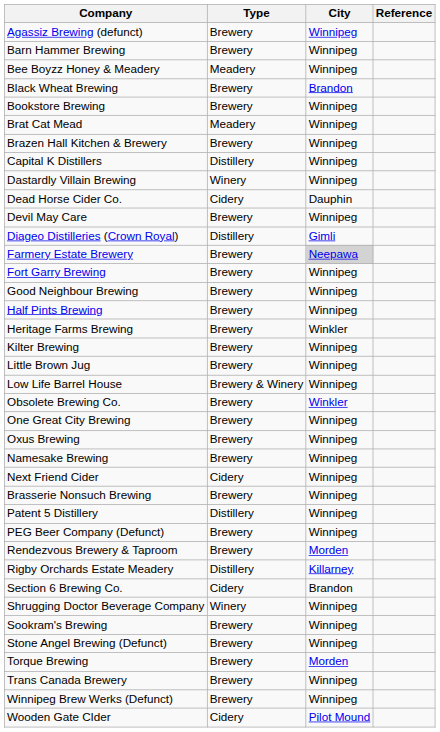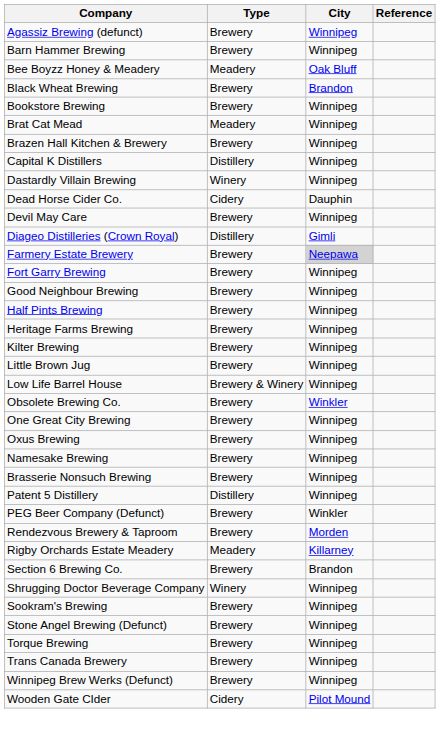(333, 69) Winnipeg -> (333, 69) Oak Bluff
(328, 328) Winkler -> (333, 328) Winnipeg
- row: (53, 476)
(333, 532) Winnipeg -> (328, 513) Winkler
(232, 569) Distillery -> (233, 550) Meadery
(227, 587) Cidery -> (231, 569) Brewery
(328, 662) Morden -> (333, 643) Winnipeg
